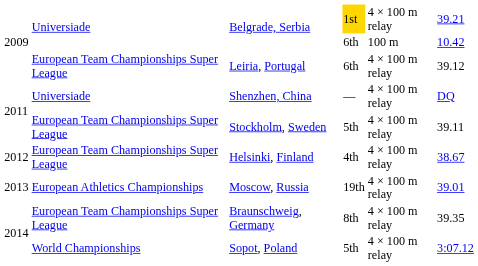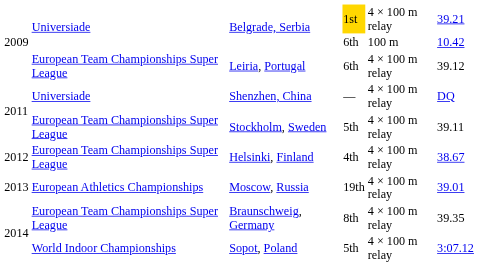(86, 248) World Championships -> (104, 248) World Indoor Championships
